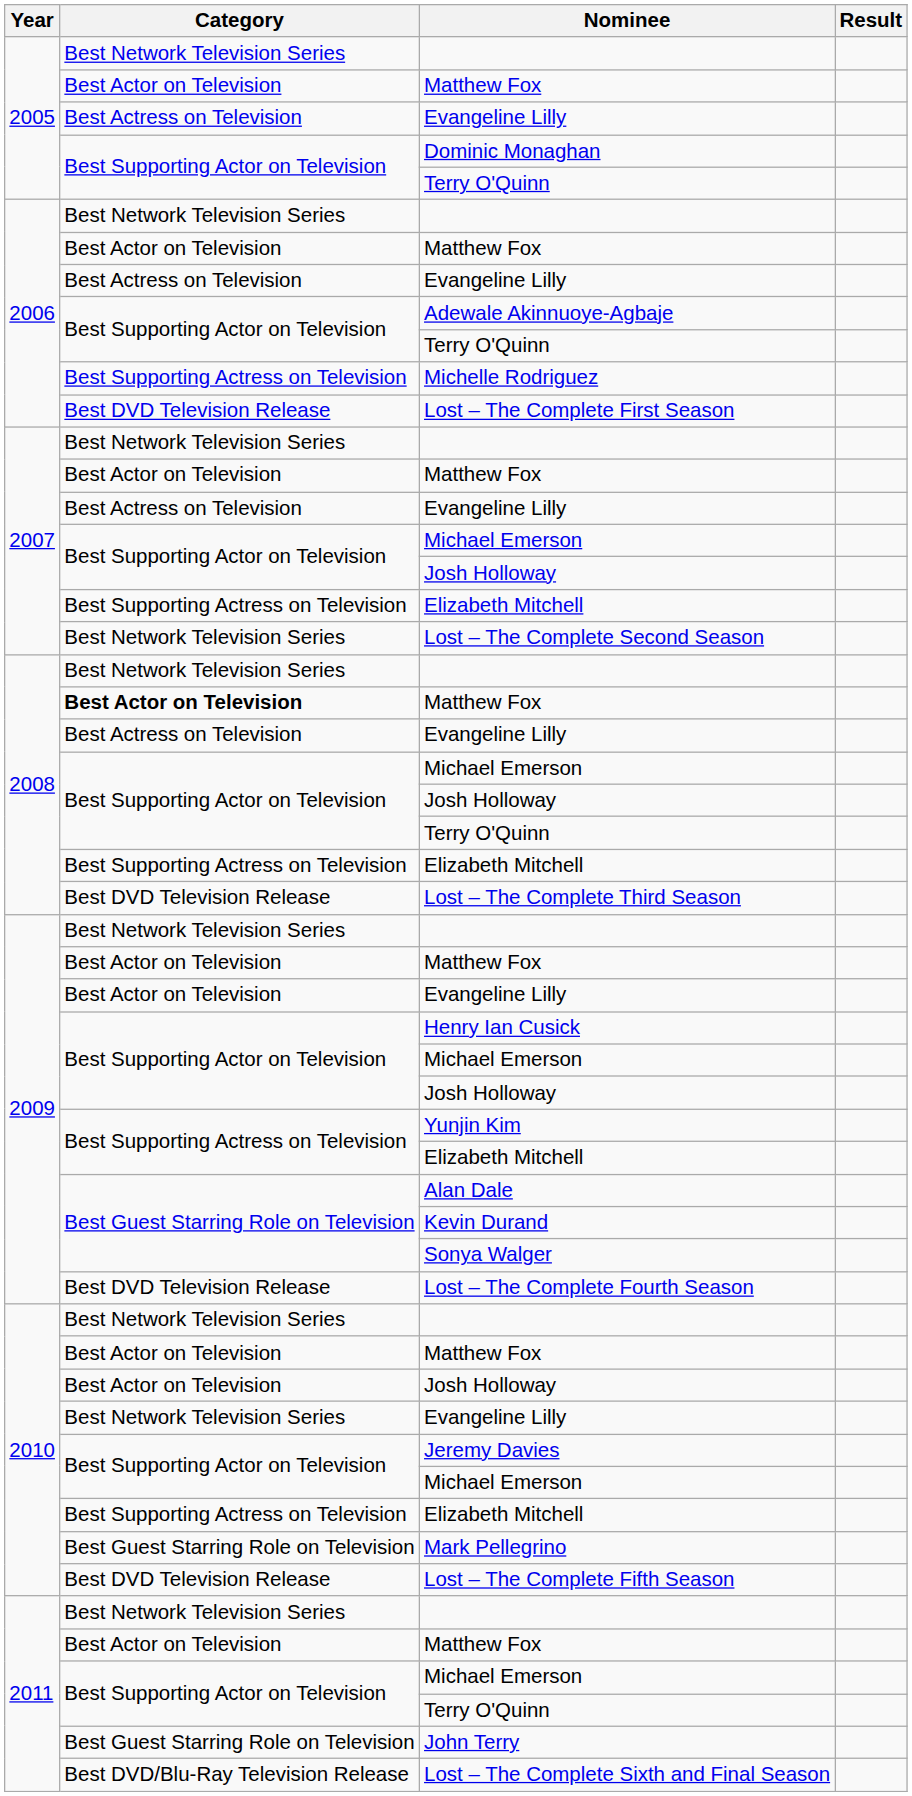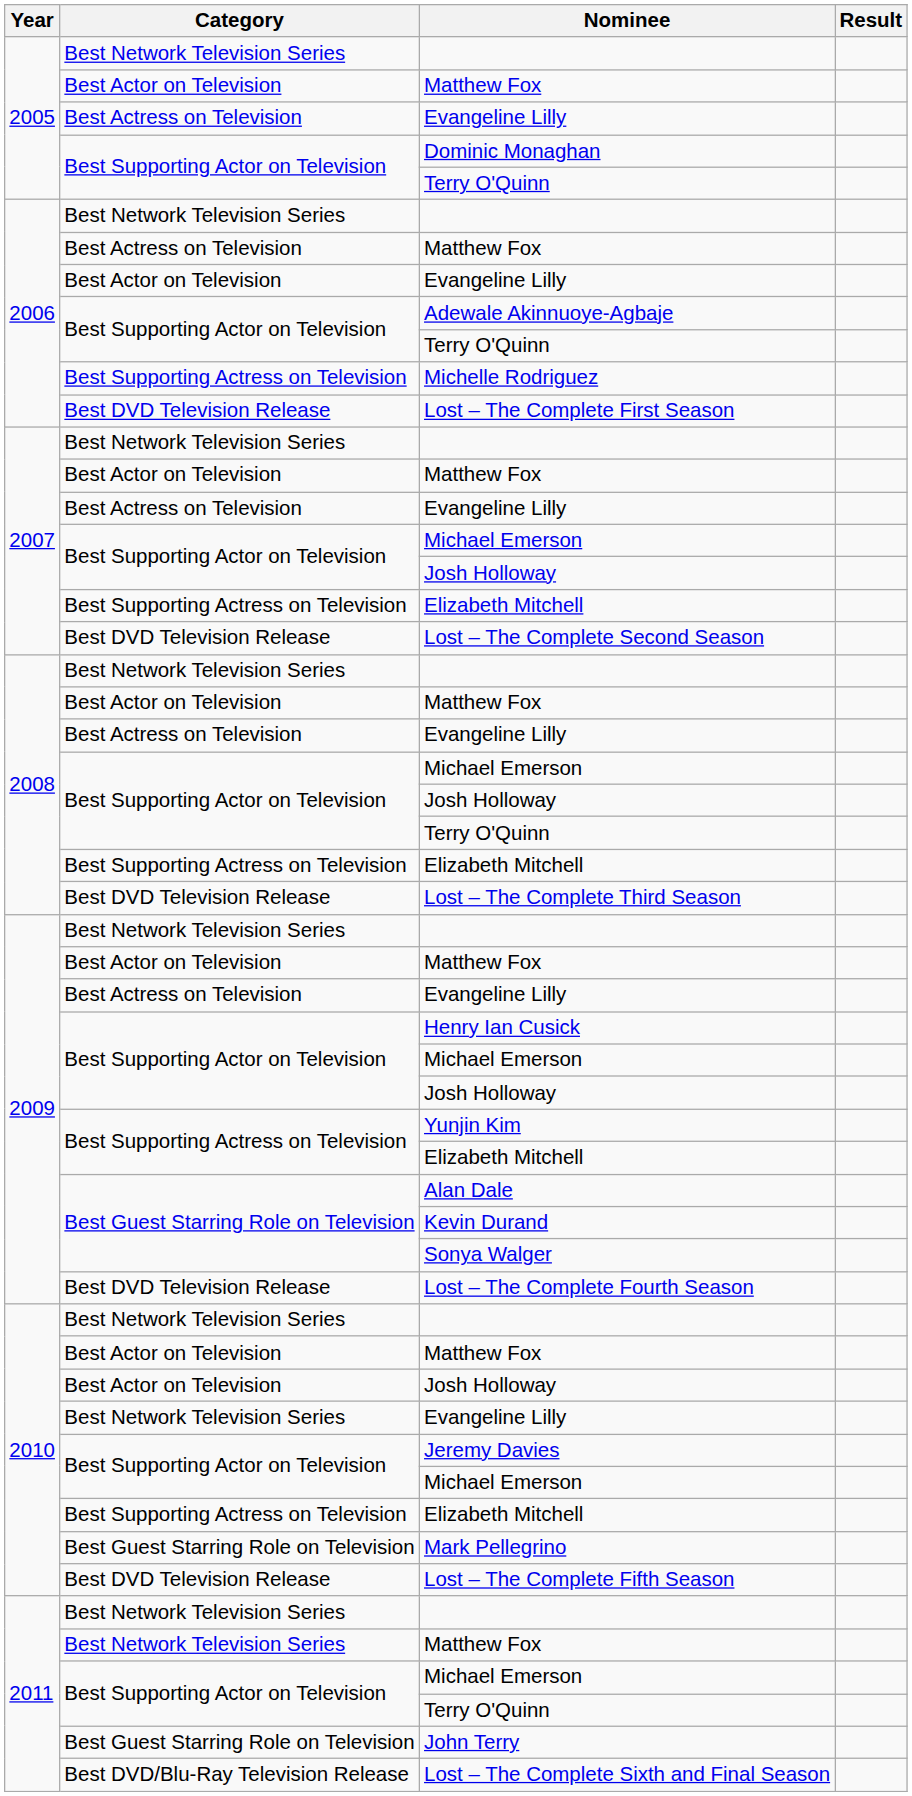(173, 248) Best Actor on Television -> (183, 248) Best Actress on Television
(183, 280) Best Actress on Television -> (173, 280) Best Actor on Television
(205, 637) Best Network Television Series -> (197, 637) Best DVD Television Release
(183, 702) bold -> (173, 702) normal
(173, 995) Best Actor on Television -> (183, 995) Best Actress on Television
(173, 1644) Best Actor on Television -> (205, 1644) Best Network Television Series
